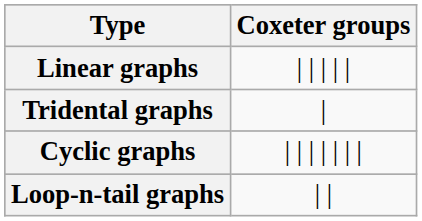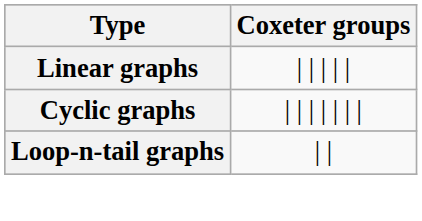- row: (118, 109)
